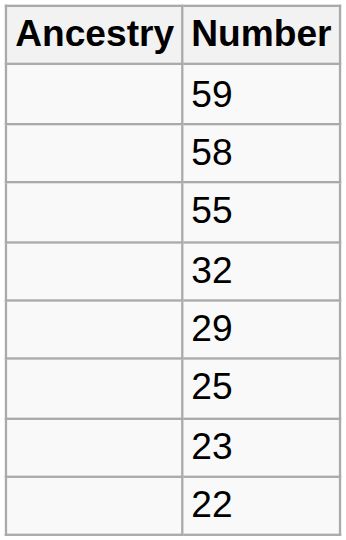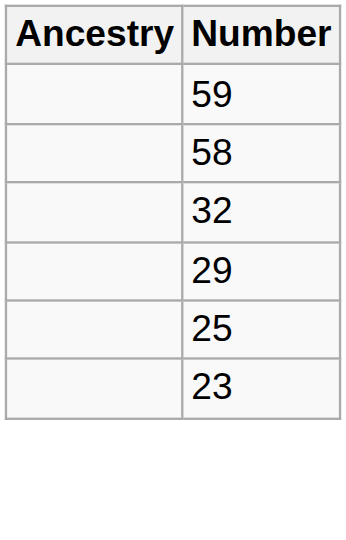- row: (212, 211)
- row: (212, 505)
